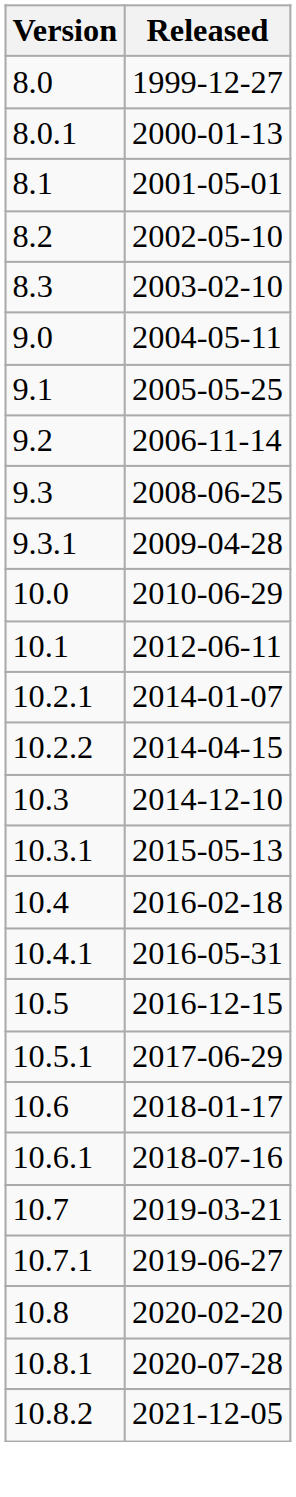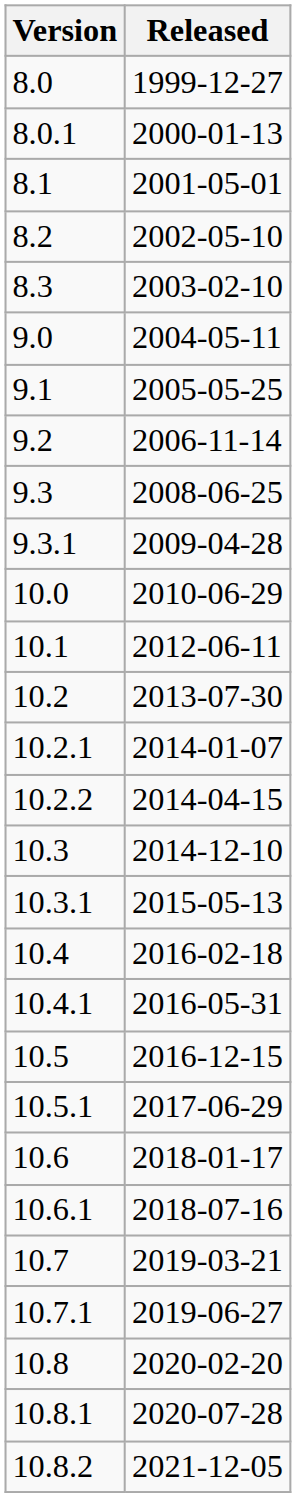+ row: (41, 696)
